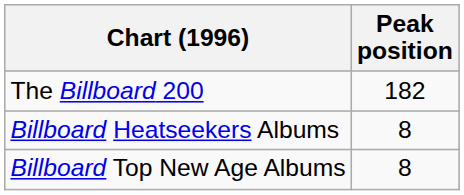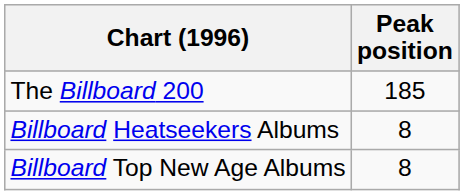(405, 90) 182 -> (405, 90) 185
